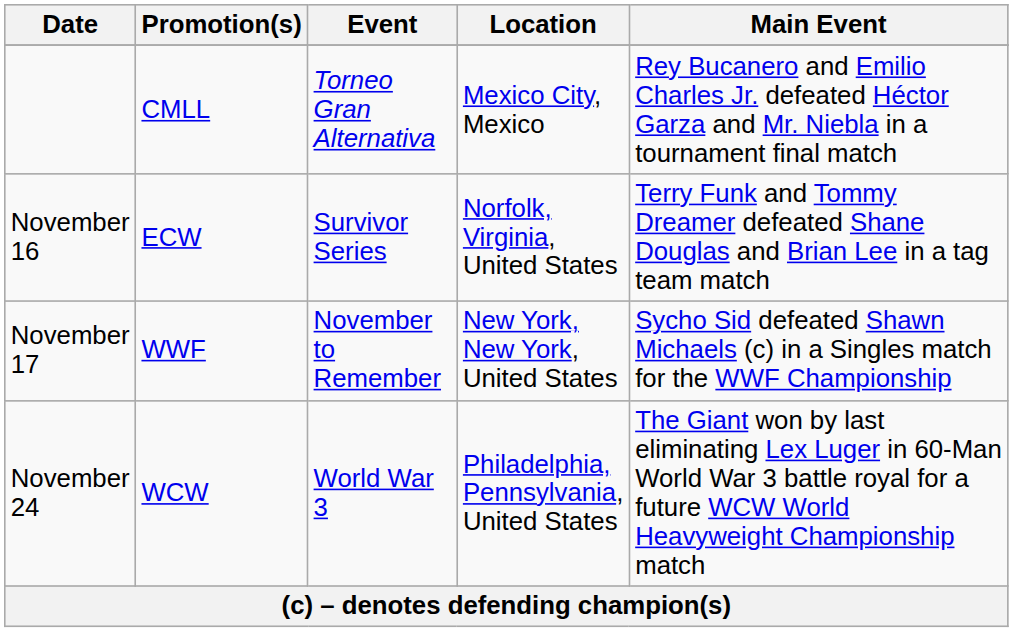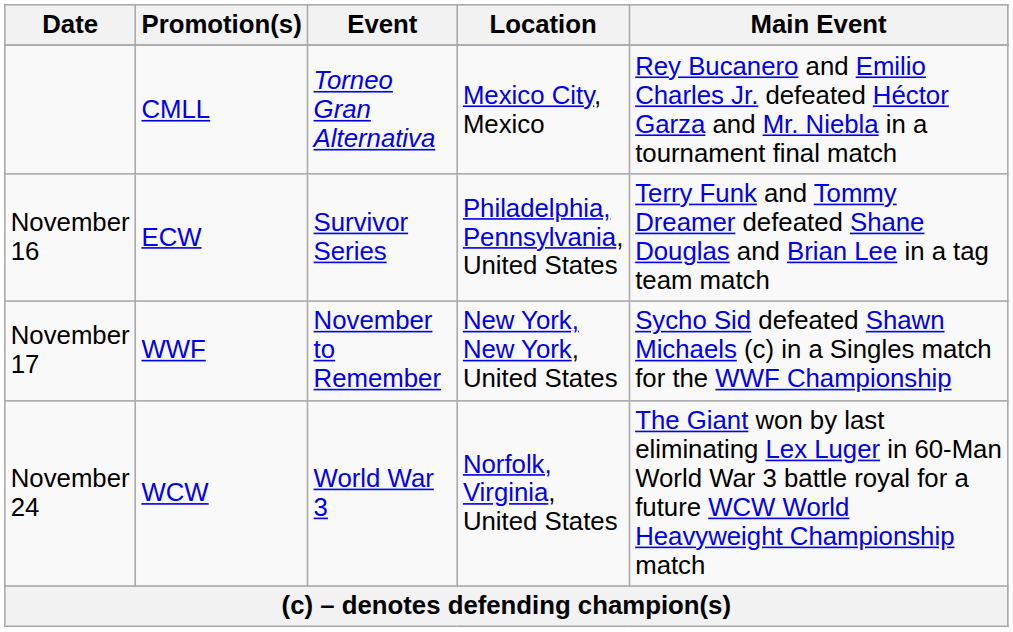(540, 237) Norfolk, Virginia, United States -> (543, 237) Philadelphia, Pennsylvania, United States
(543, 492) Philadelphia, Pennsylvania, United States -> (540, 492) Norfolk, Virginia, United States
